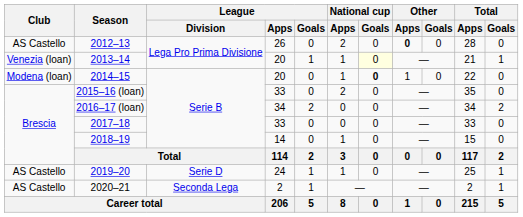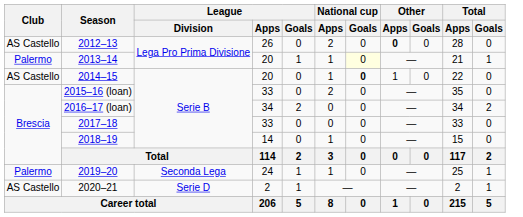(39, 60) Venezia (loan) -> (33, 60) Palermo
(39, 76) Modena (loan) -> (33, 76) AS Castello
(39, 172) AS Castello -> (33, 172) Palermo
(206, 172) Serie D -> (193, 172) Seconda Lega
(206, 188) Seconda Lega -> (193, 188) Serie D
